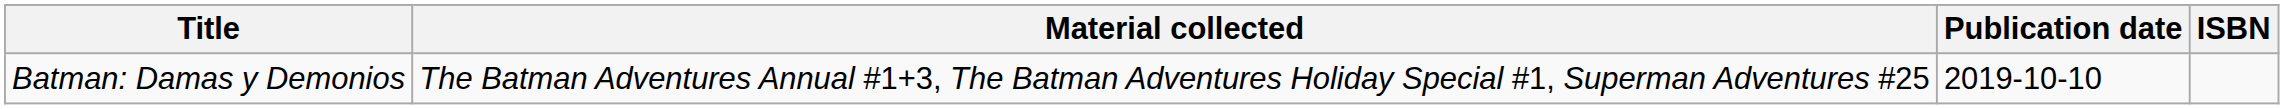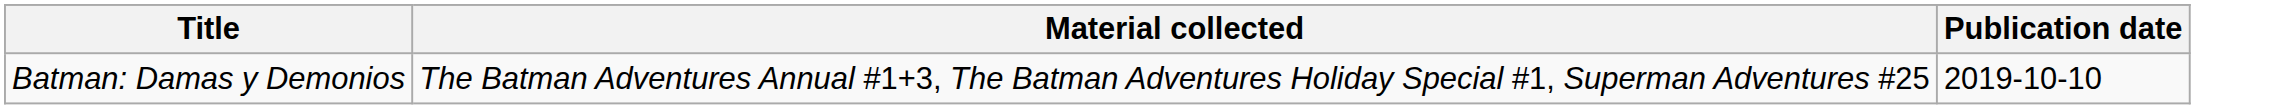- column: (2234, 28)
